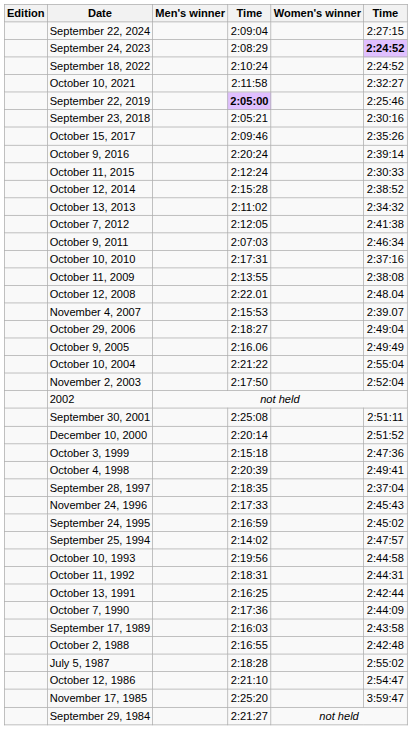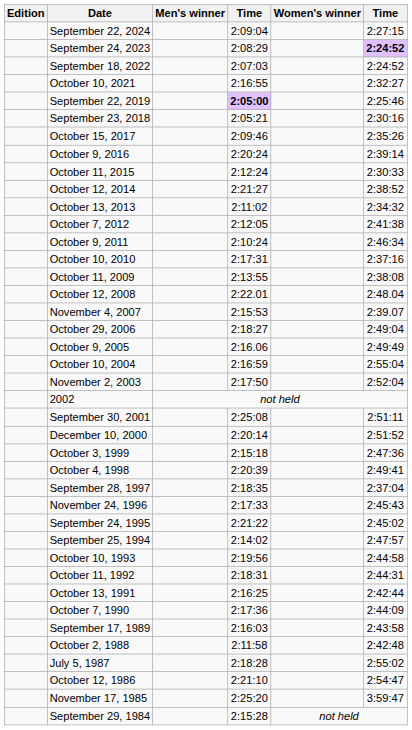(249, 66) 2:10:24 -> (249, 66) 2:07:03
(249, 84) 2:11:58 -> (249, 84) 2:16:55
(249, 189) 2:15:28 -> (249, 189) 2:21:27
(249, 242) 2:07:03 -> (249, 242) 2:10:24
(249, 365) 2:21:22 -> (249, 365) 2:16:59
(249, 523) 2:16:59 -> (249, 523) 2:21:22
(249, 646) 2:16:55 -> (249, 646) 2:11:58
(249, 716) 2:21:27 -> (249, 716) 2:15:28
